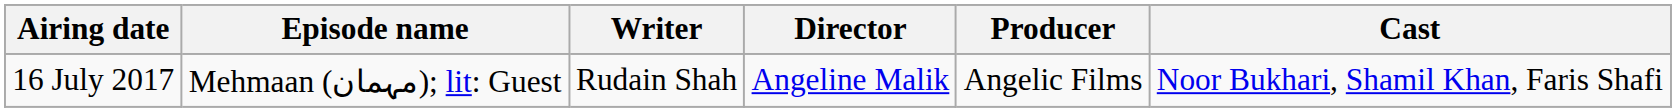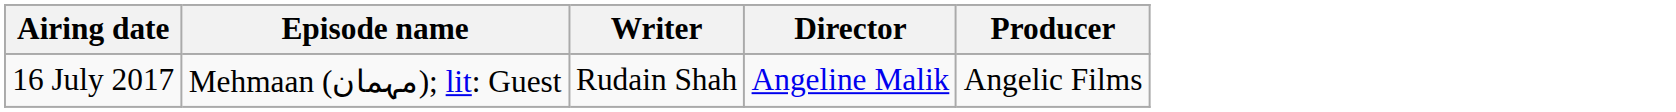- column: (1410, 29)
